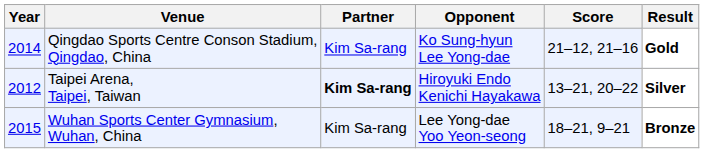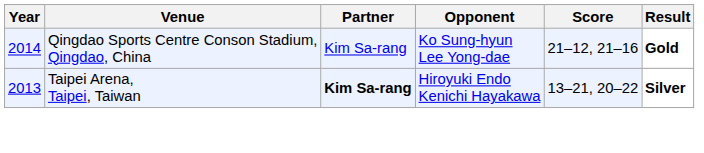(24, 88) 2012 -> (24, 88) 2013
- row: (163, 128)
